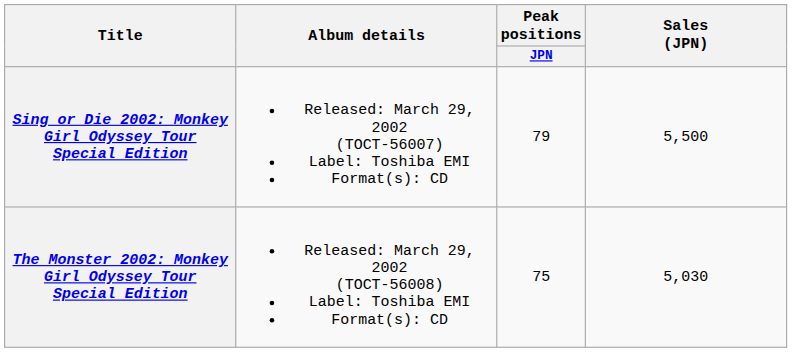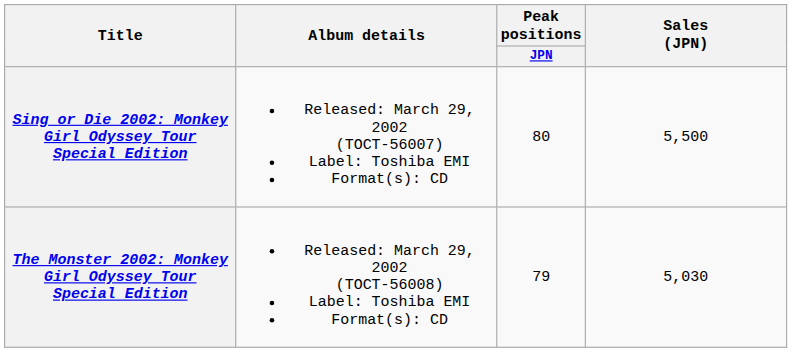(541, 136) 79 -> (541, 136) 80
(541, 277) 75 -> (541, 277) 79
